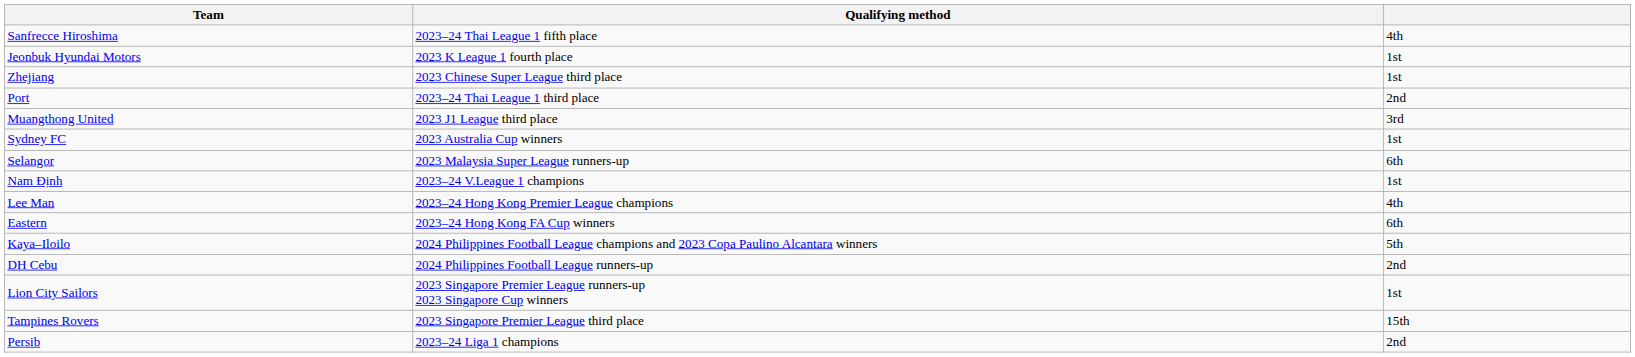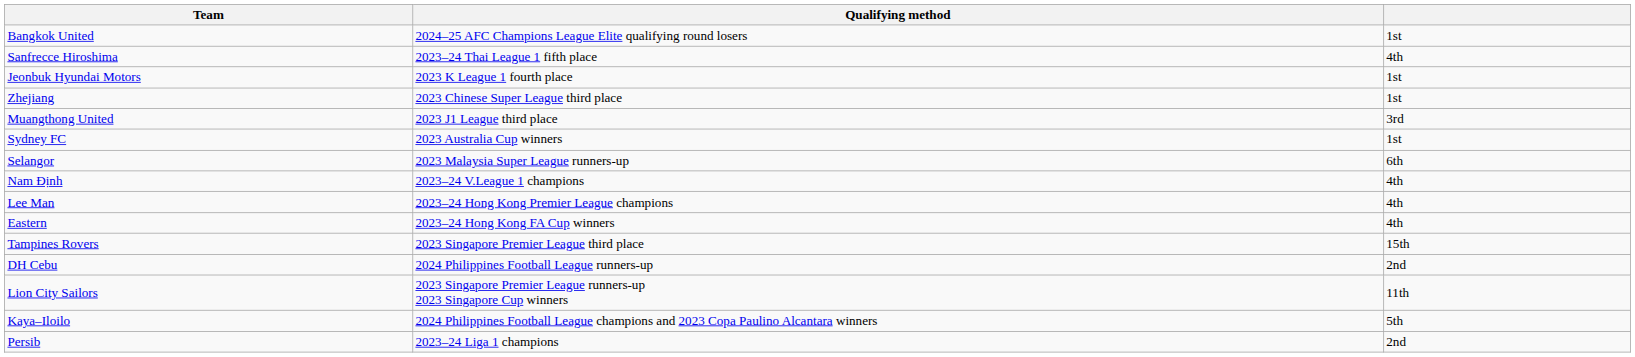+ row: (51, 35)
- row: (18, 98)
(1394, 181) 1st -> (1395, 181) 4th
(1395, 222) 6th -> (1395, 222) 4th
rows swapped: (39, 243) <-> (53, 320)
(1394, 292) 1st -> (1398, 292) 11th
